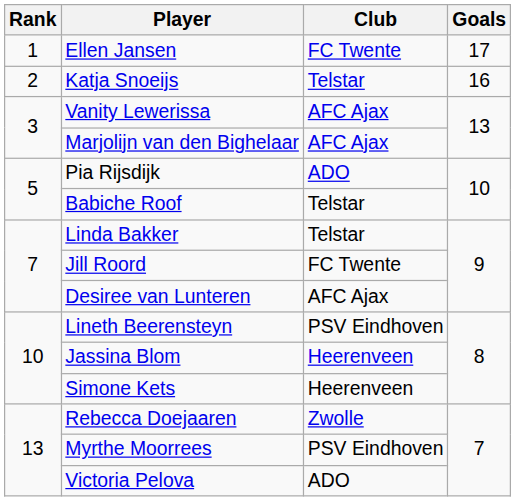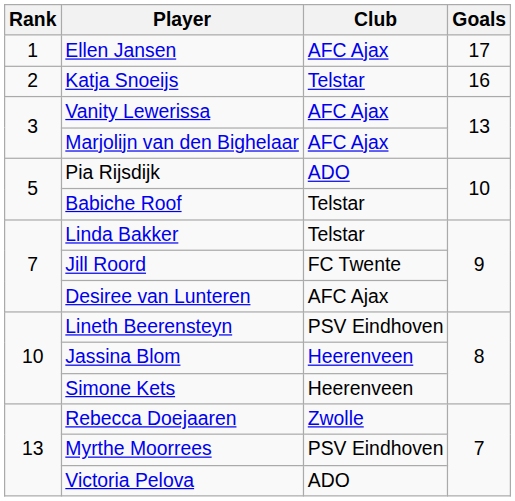(354, 50) FC Twente -> (348, 50) AFC Ajax
